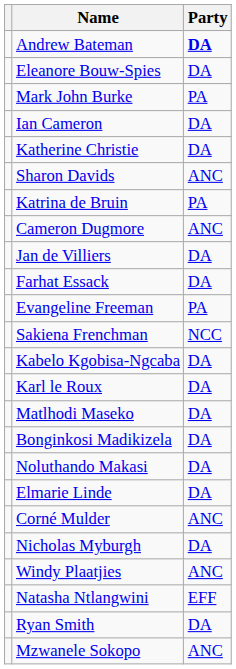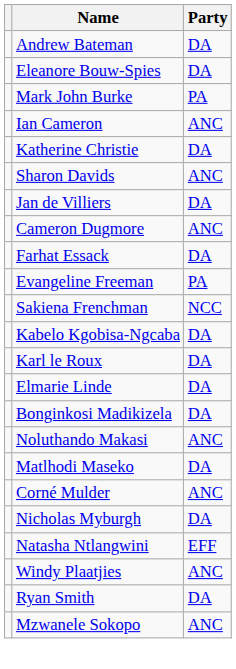(200, 44) bold -> (200, 44) normal
(200, 123) DA -> (205, 123) ANC
- row: (72, 202)
rows swapped: (63, 255) <-> (80, 228)
rows swapped: (64, 492) <-> (75, 413)
(200, 466) DA -> (205, 439) ANC
rows swapped: (82, 598) <-> (69, 571)
